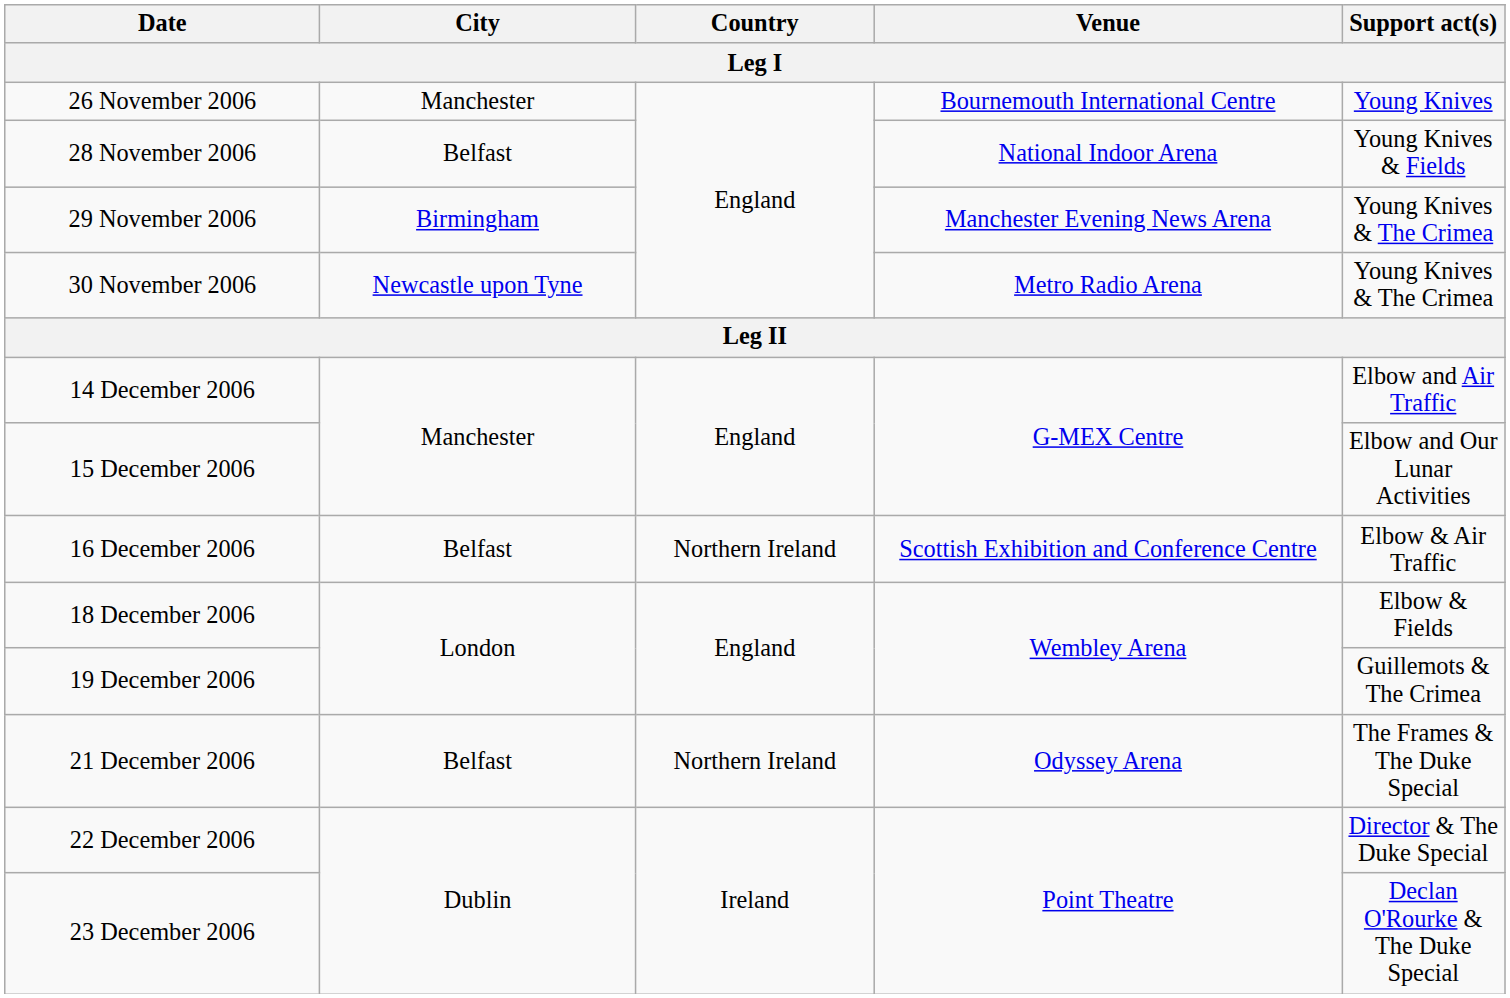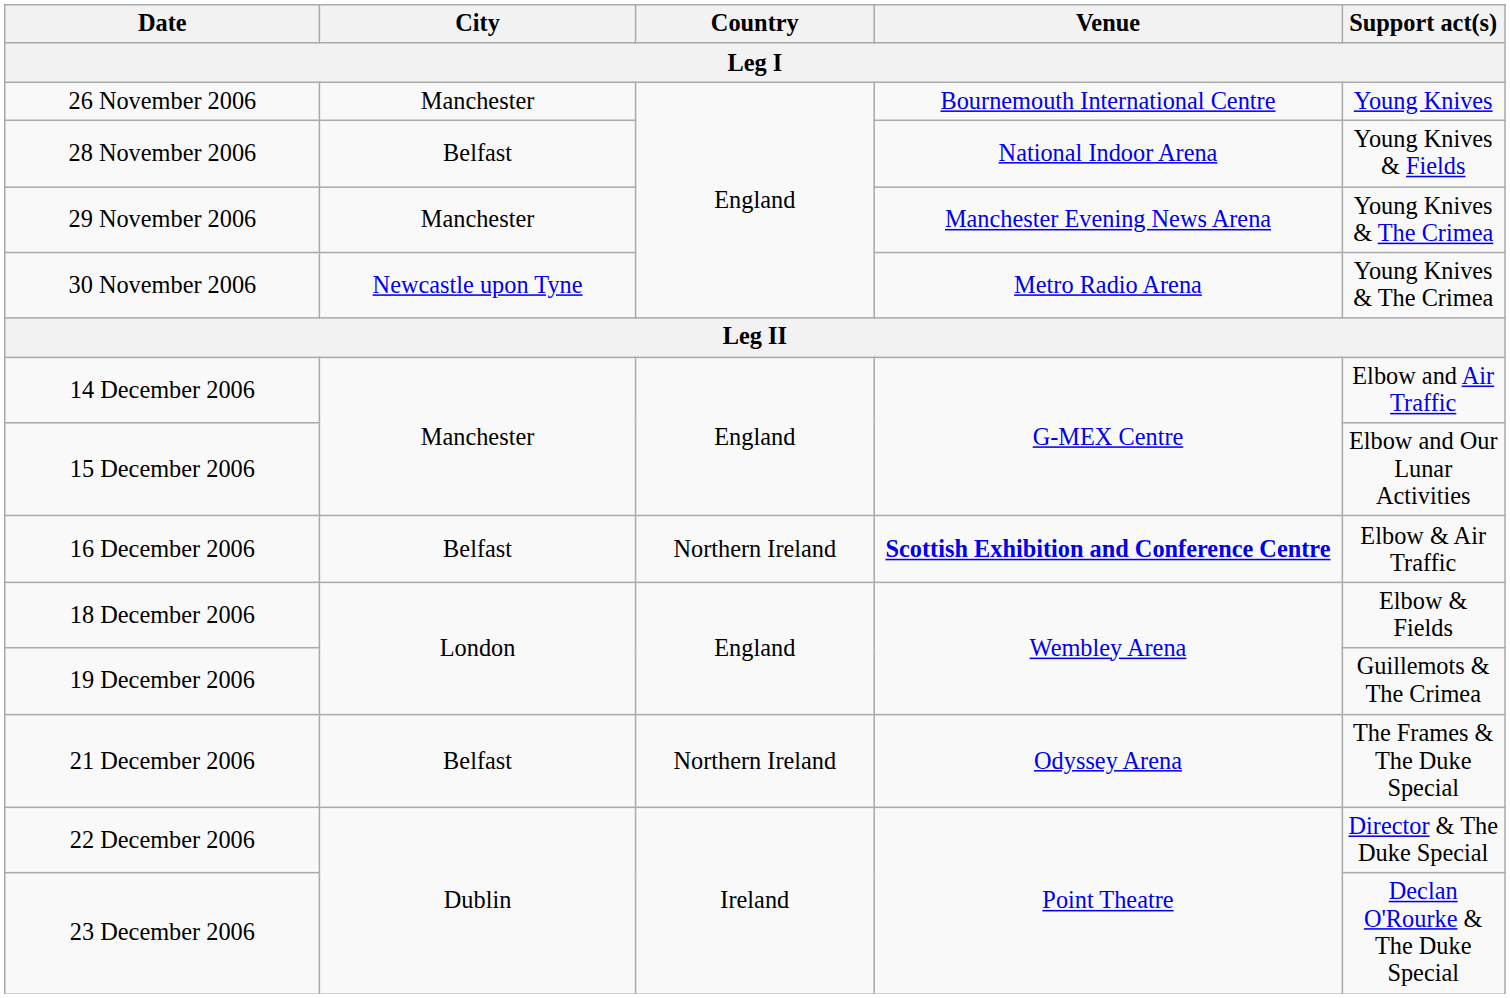(478, 219) Birmingham -> (478, 219) Manchester
(1108, 548) normal -> (1108, 548) bold
